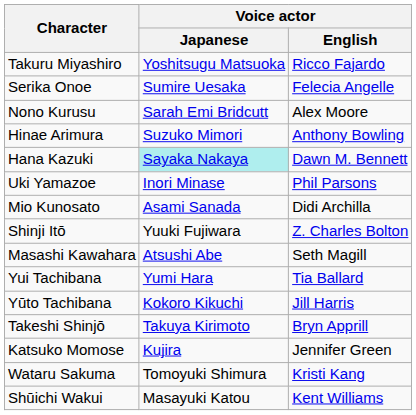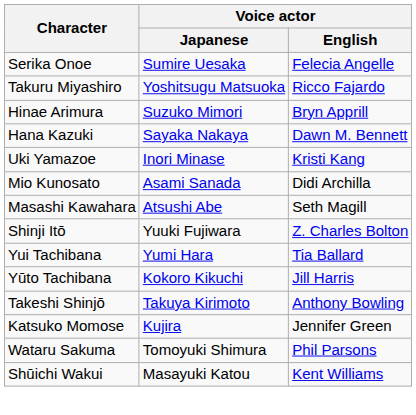rows swapped: (65, 64) <-> (50, 87)
- row: (52, 111)
(348, 135) Anthony Bowling -> (330, 111) Bryn Apprill
(195, 159) paleturquoise background -> (195, 135) no background
(334, 183) Phil Parsons -> (329, 159) Kristi Kang
rows swapped: (37, 231) <-> (72, 254)
(330, 326) Bryn Apprill -> (348, 302) Anthony Bowling
(329, 374) Kristi Kang -> (334, 350) Phil Parsons
